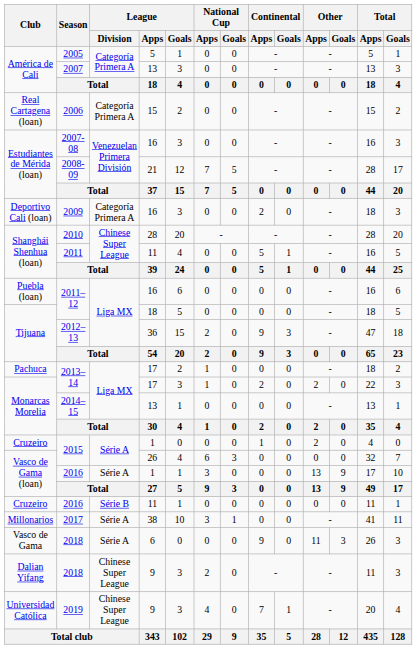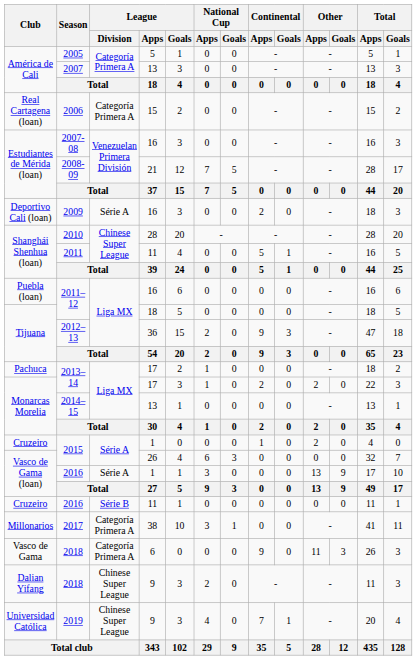(114, 211) Categoría Primera A -> (114, 211) Série A
(114, 519) Série A -> (114, 525) Categoría Primera A
(114, 540) Série A -> (114, 551) Categoría Primera A
